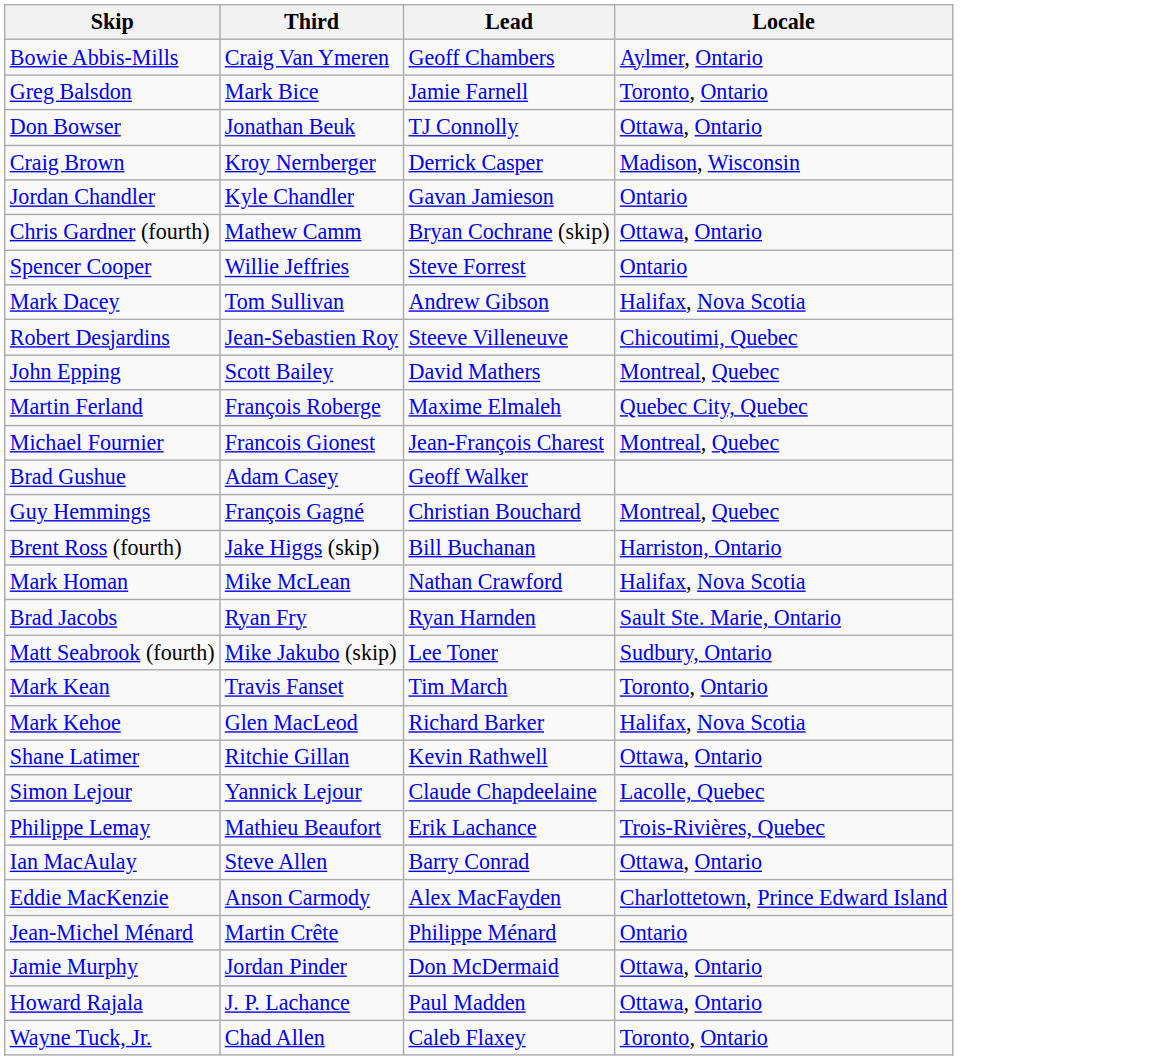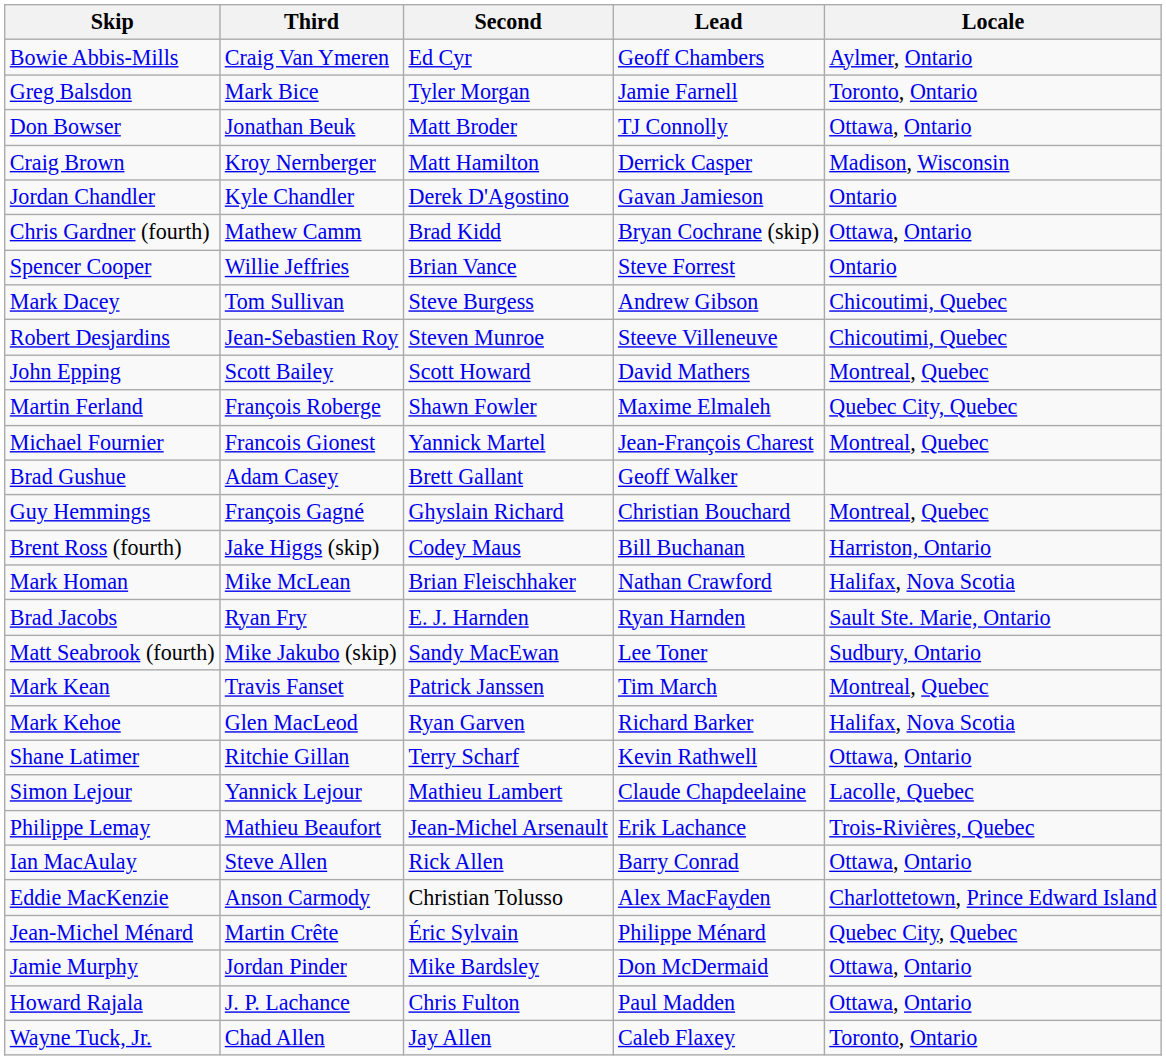+ column: (508, 22)
(713, 302) Halifax, Nova Scotia -> (918, 302) Chicoutimi, Quebec
(694, 687) Toronto, Ontario -> (909, 687) Montreal, Quebec
(654, 932) Ontario -> (923, 932) Quebec City, Quebec
